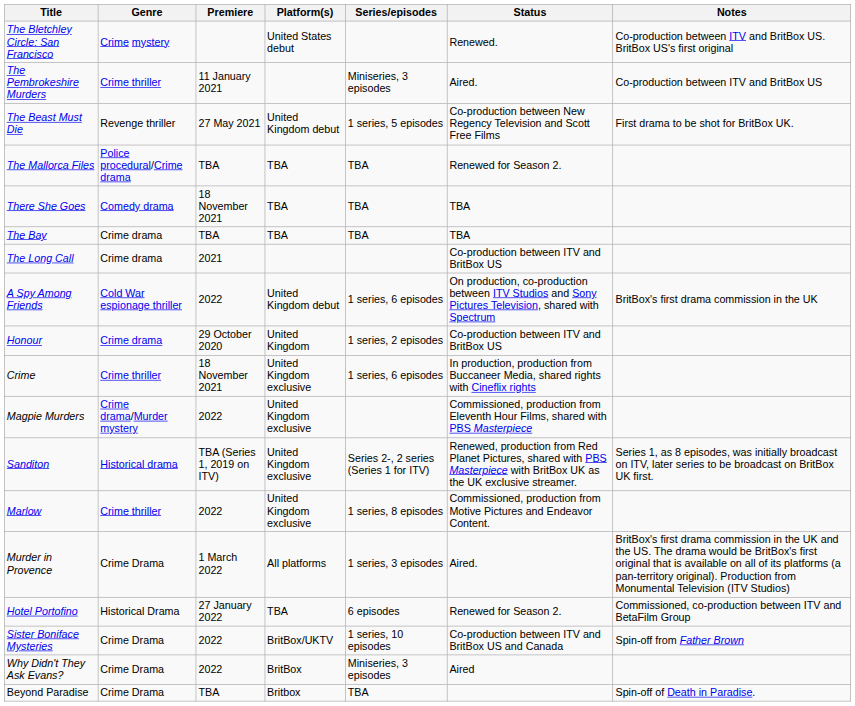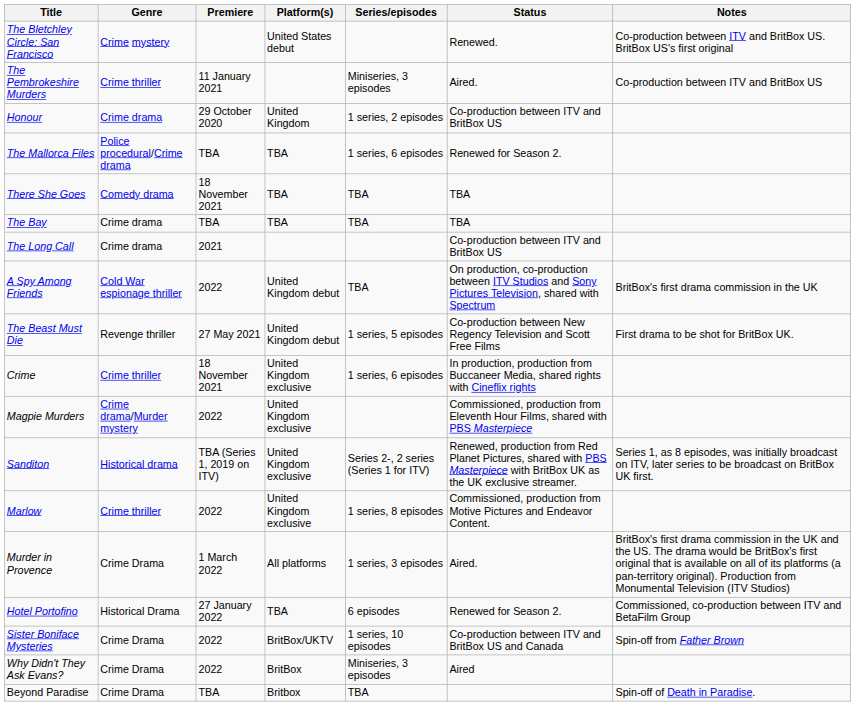rows swapped: (24, 340) <-> (44, 124)
(358, 165) TBA -> (395, 153) 1 series, 6 episodes
(395, 299) 1 series, 6 episodes -> (358, 287) TBA
